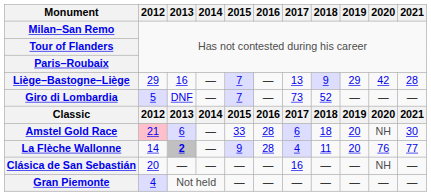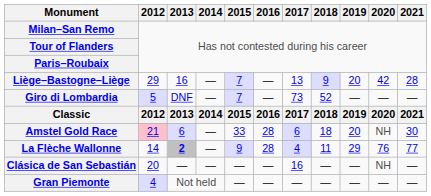(354, 81) 29 -> (354, 81) 20
(354, 149) 20 -> (354, 149) 29
